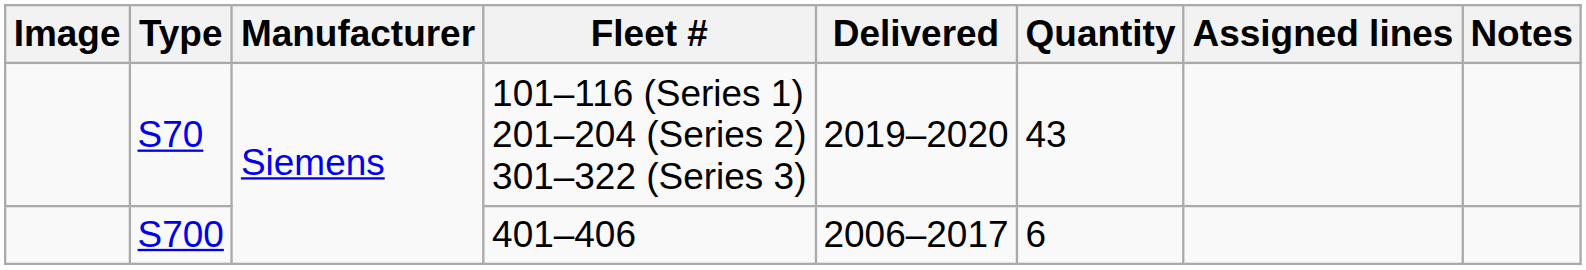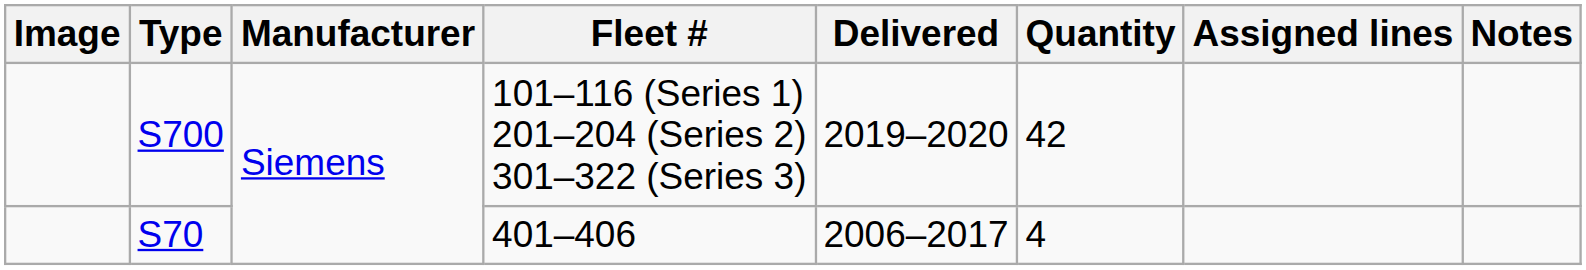(170, 134) S70 -> (181, 134) S700
(1046, 134) 43 -> (1046, 134) 42
(181, 234) S700 -> (170, 234) S70
(1036, 234) 6 -> (1036, 234) 4
